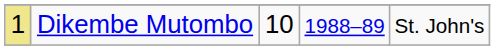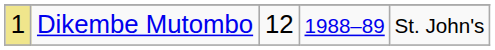(279, 24) 10 -> (279, 24) 12
